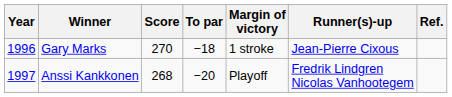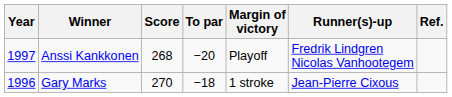rows swapped: (90, 76) <-> (74, 49)
